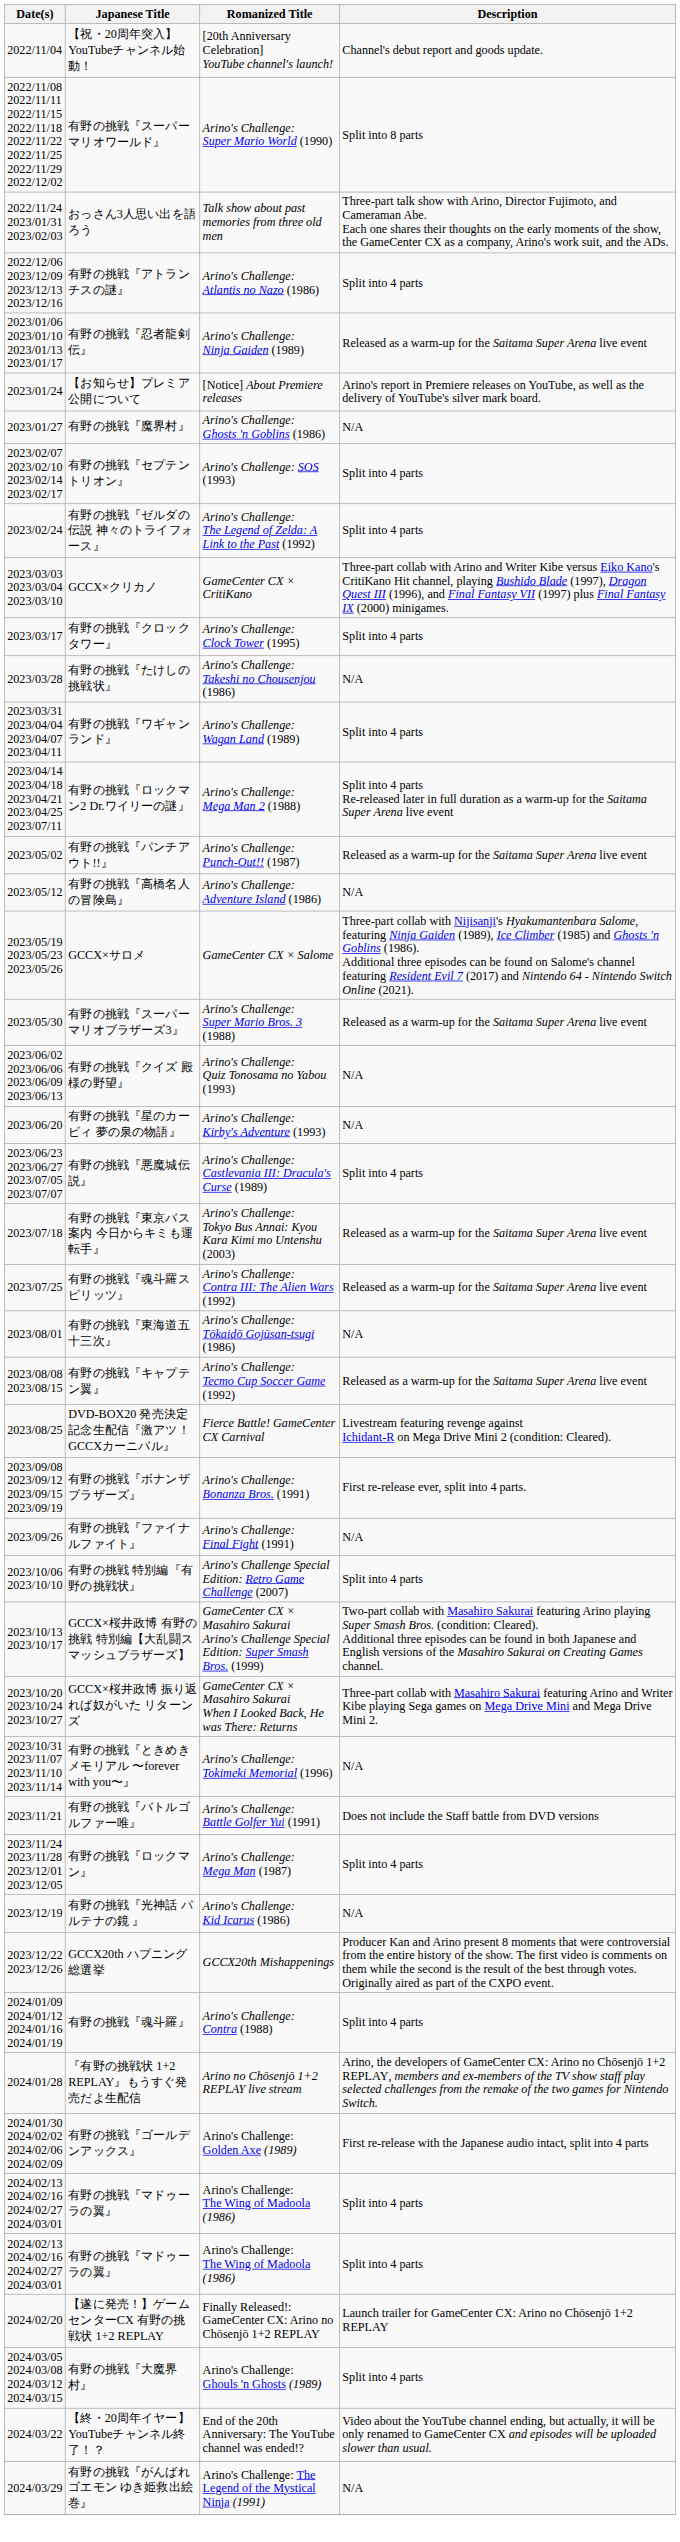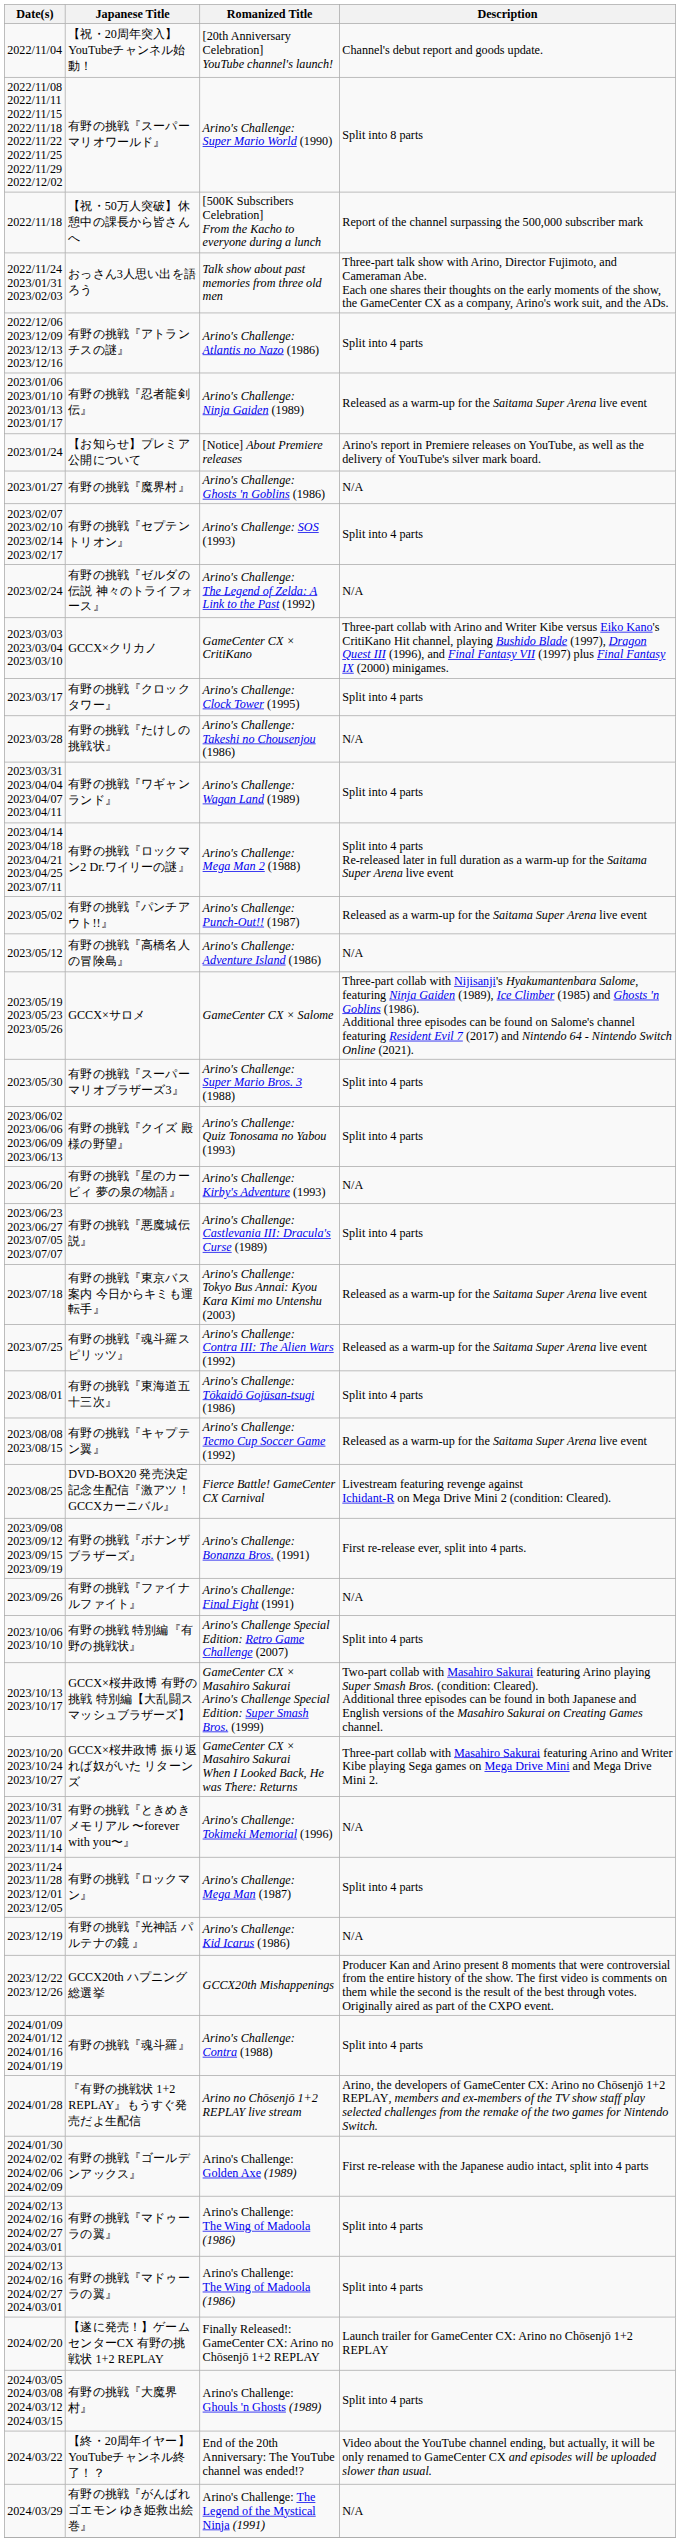+ row: (129, 222)
(383, 530) Split into 4 parts -> (353, 591) N/A
(495, 1022) Released as a warm-up for the Saitama Super Arena live event -> (383, 1082) Split into 4 parts
(353, 1075) N/A -> (383, 1136) Split into 4 parts
(353, 1334) N/A -> (383, 1394) Split into 4 parts
- row: (129, 1815)
